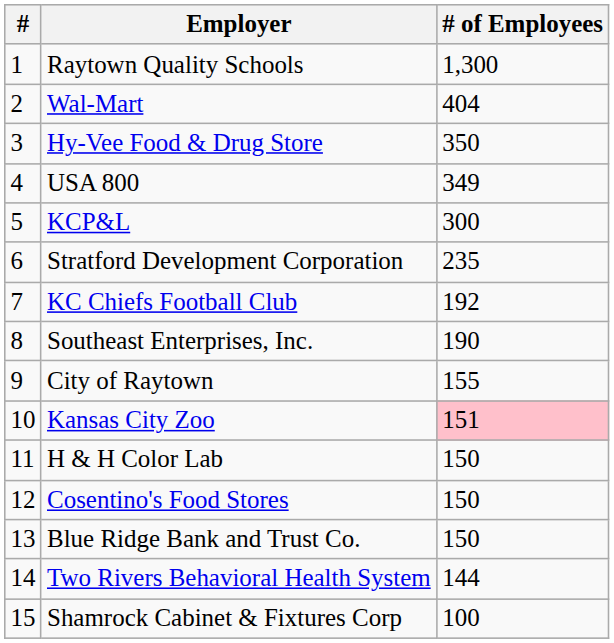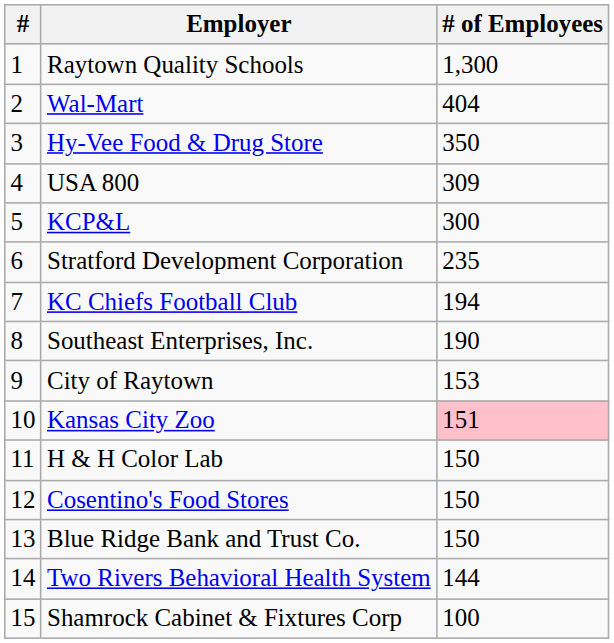(461, 182) 349 -> (461, 182) 309
(461, 301) 192 -> (461, 301) 194
(461, 380) 155 -> (461, 380) 153
